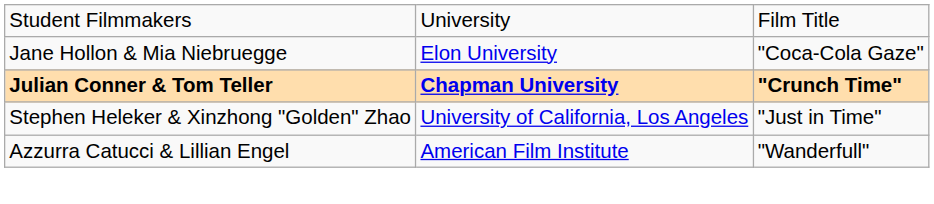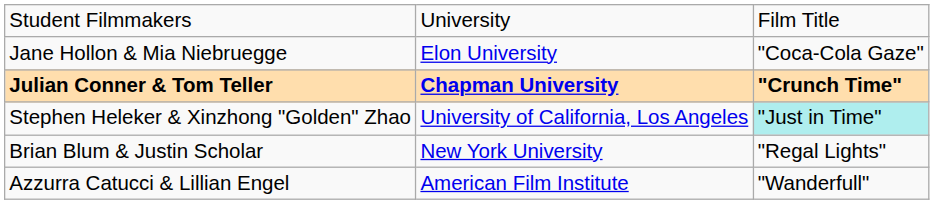(820, 118) no background -> (820, 118) paleturquoise background
+ row: (136, 150)
